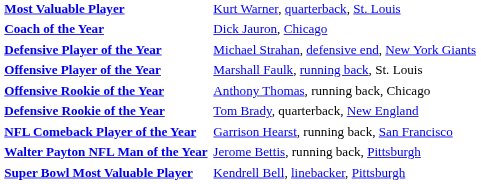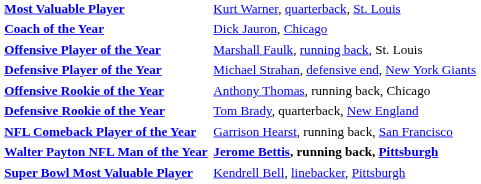rows swapped: (83, 70) <-> (83, 49)
(317, 152) normal -> (326, 152) bold
